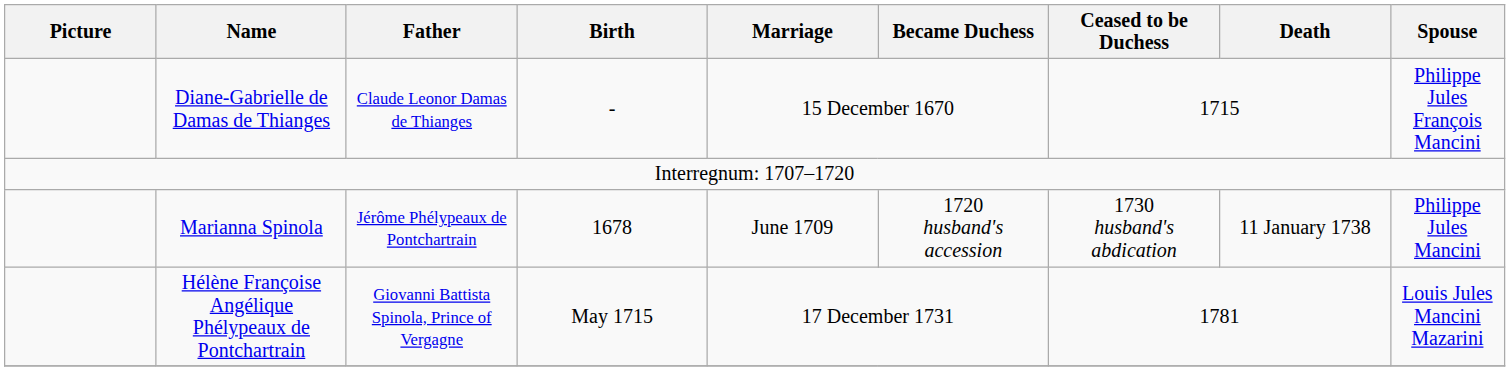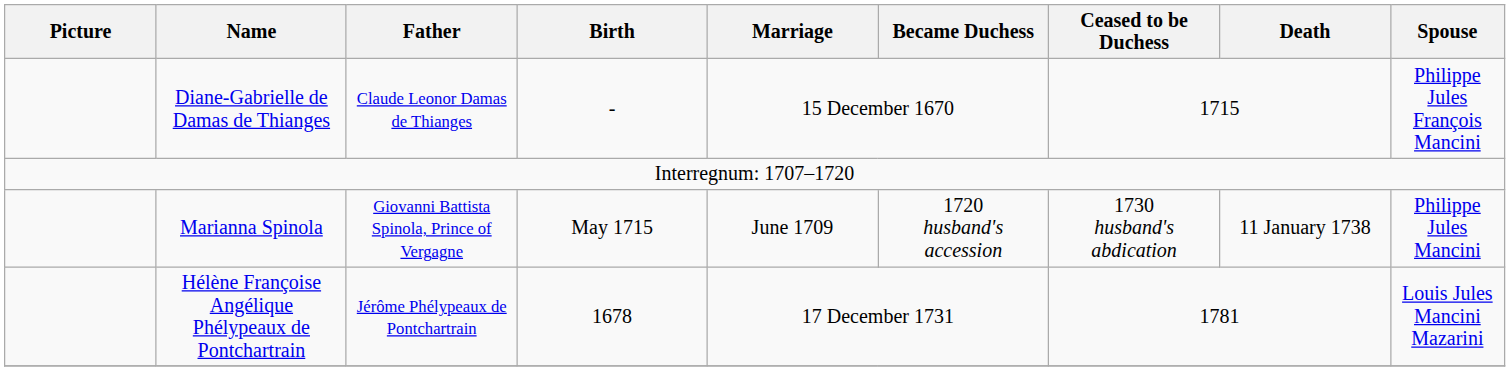(432, 229) Jérôme Phélypeaux de Pontchartrain -> (432, 229) Giovanni Battista Spinola, Prince of Vergagne
(612, 228) 1678 -> (612, 228) May 1715
(432, 317) Giovanni Battista Spinola, Prince of Vergagne -> (432, 317) Jérôme Phélypeaux de Pontchartrain
(612, 315) May 1715 -> (612, 315) 1678
